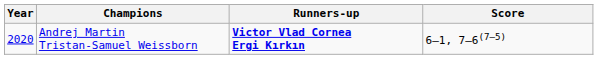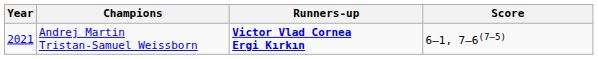(20, 38) 2020 -> (20, 38) 2021
